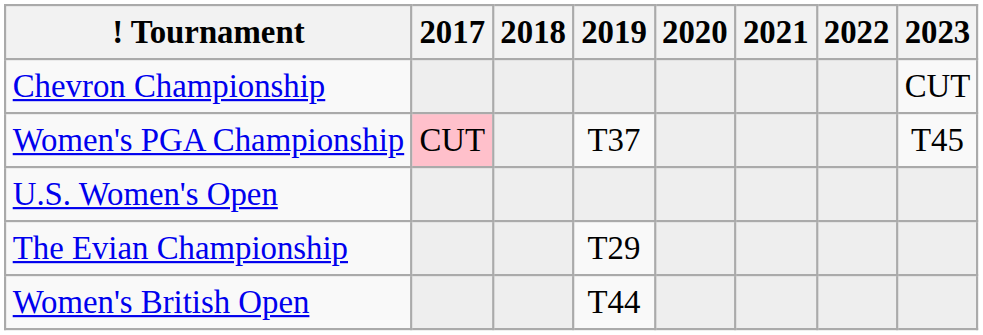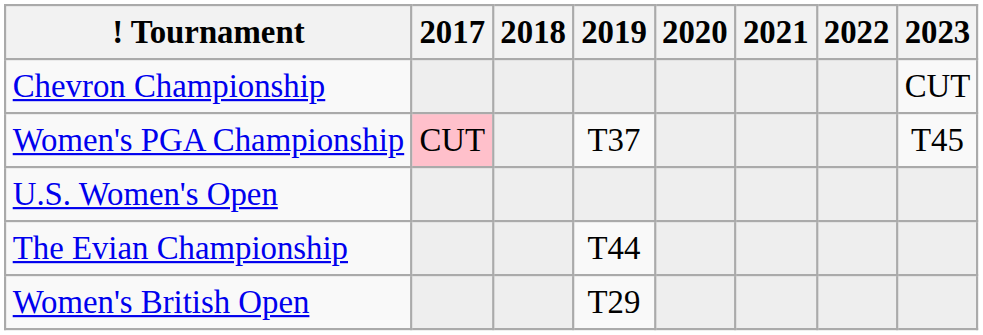(614, 248) T29 -> (614, 248) T44
(614, 302) T44 -> (614, 302) T29
